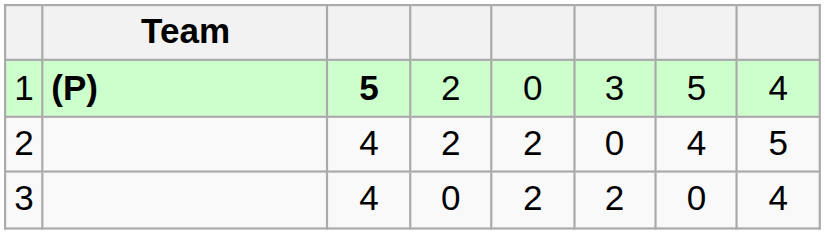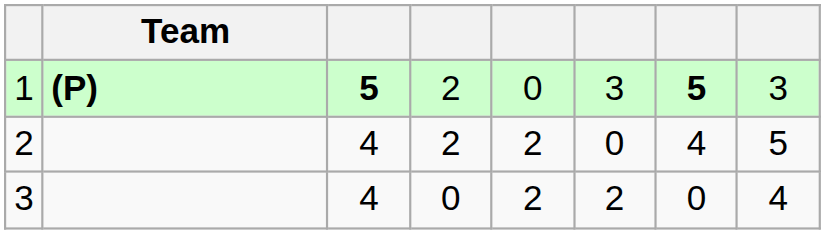(696, 87) normal -> (696, 87) bold
(778, 87) 4 -> (778, 87) 3
